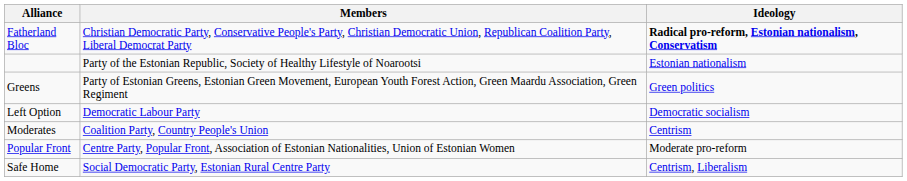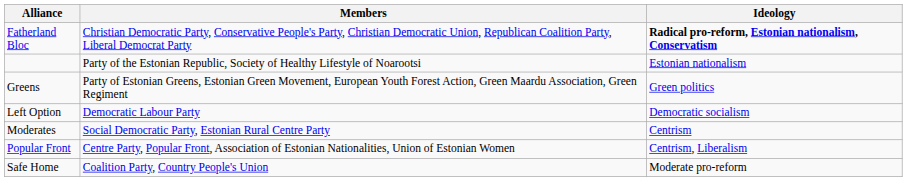(176, 130) Coalition Party, Country People's Union -> (206, 130) Social Democratic Party, Estonian Rural Centre Party
(698, 149) Moderate pro-reform -> (698, 149) Centrism, Liberalism
(206, 167) Social Democratic Party, Estonian Rural Centre Party -> (176, 167) Coalition Party, Country People's Union
(698, 167) Centrism, Liberalism -> (698, 167) Moderate pro-reform
